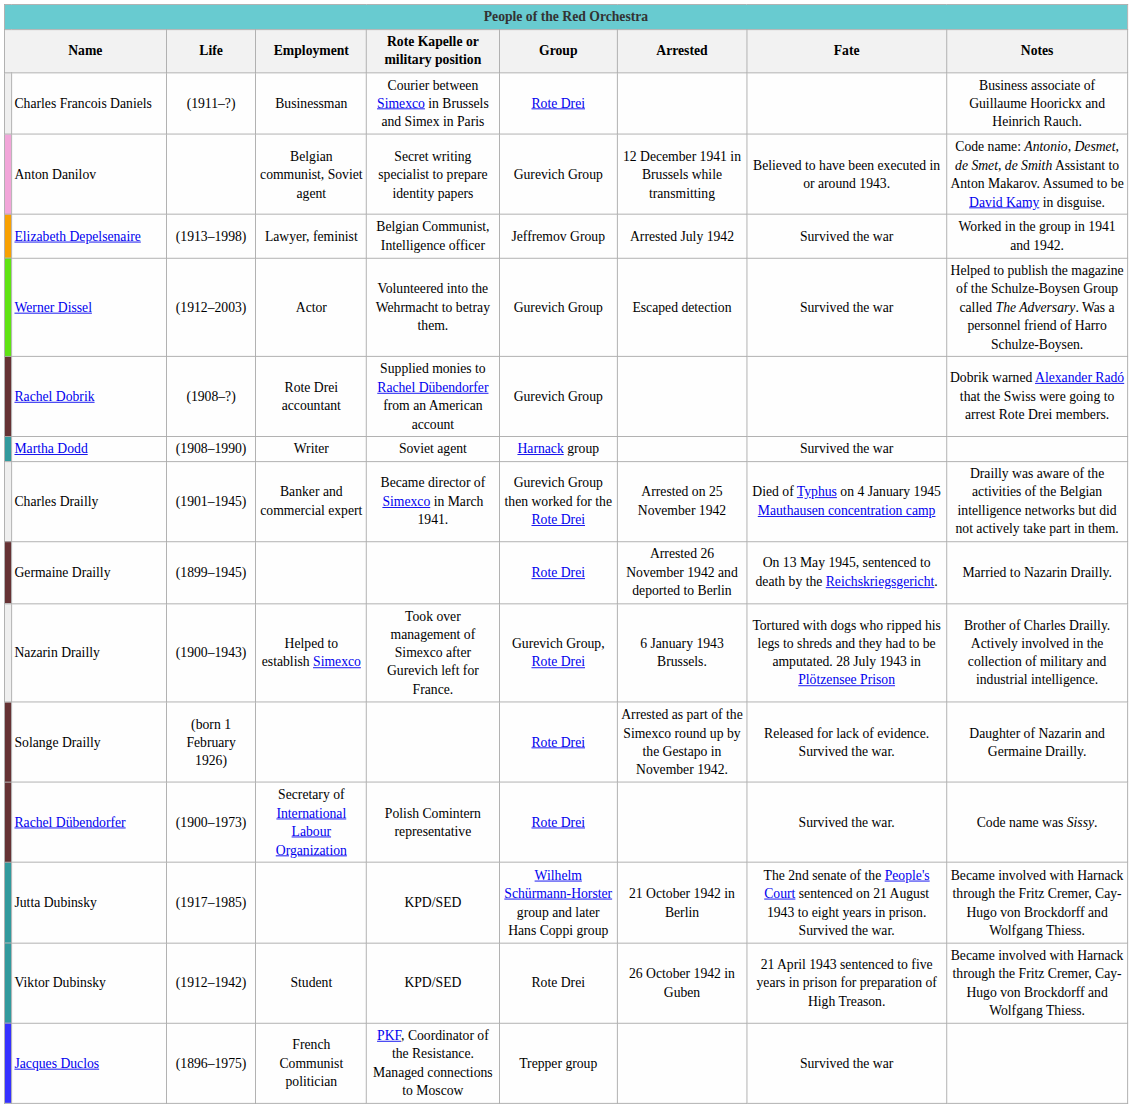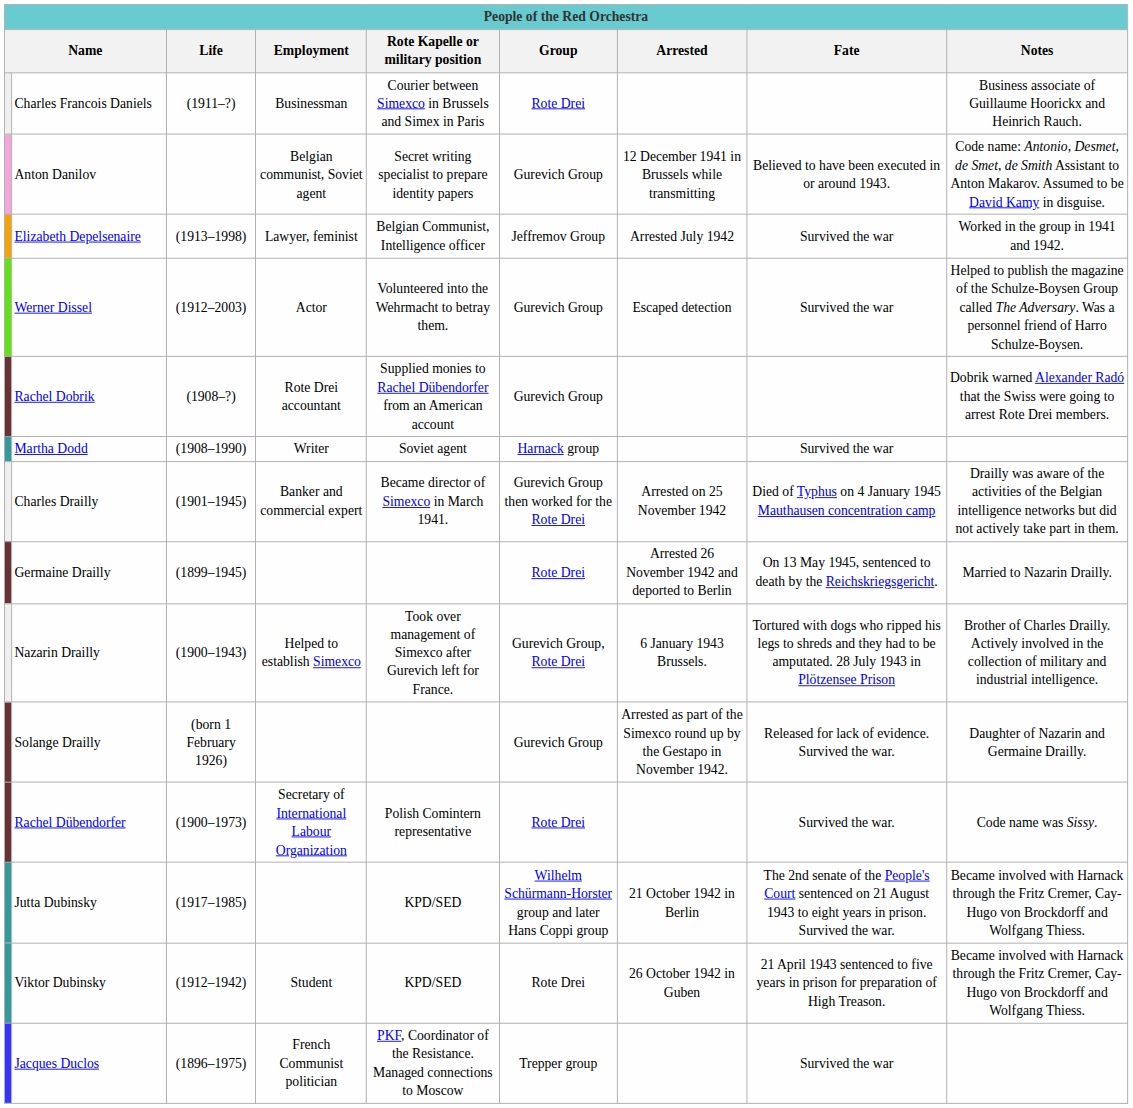(558, 742) Rote Drei -> (558, 742) Gurevich Group
